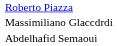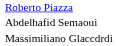rows swapped: (59, 22) <-> (51, 38)
